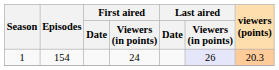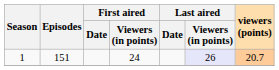(62, 57) 154 -> (62, 57) 151
(255, 57) 20.3 -> (255, 57) 20.7
